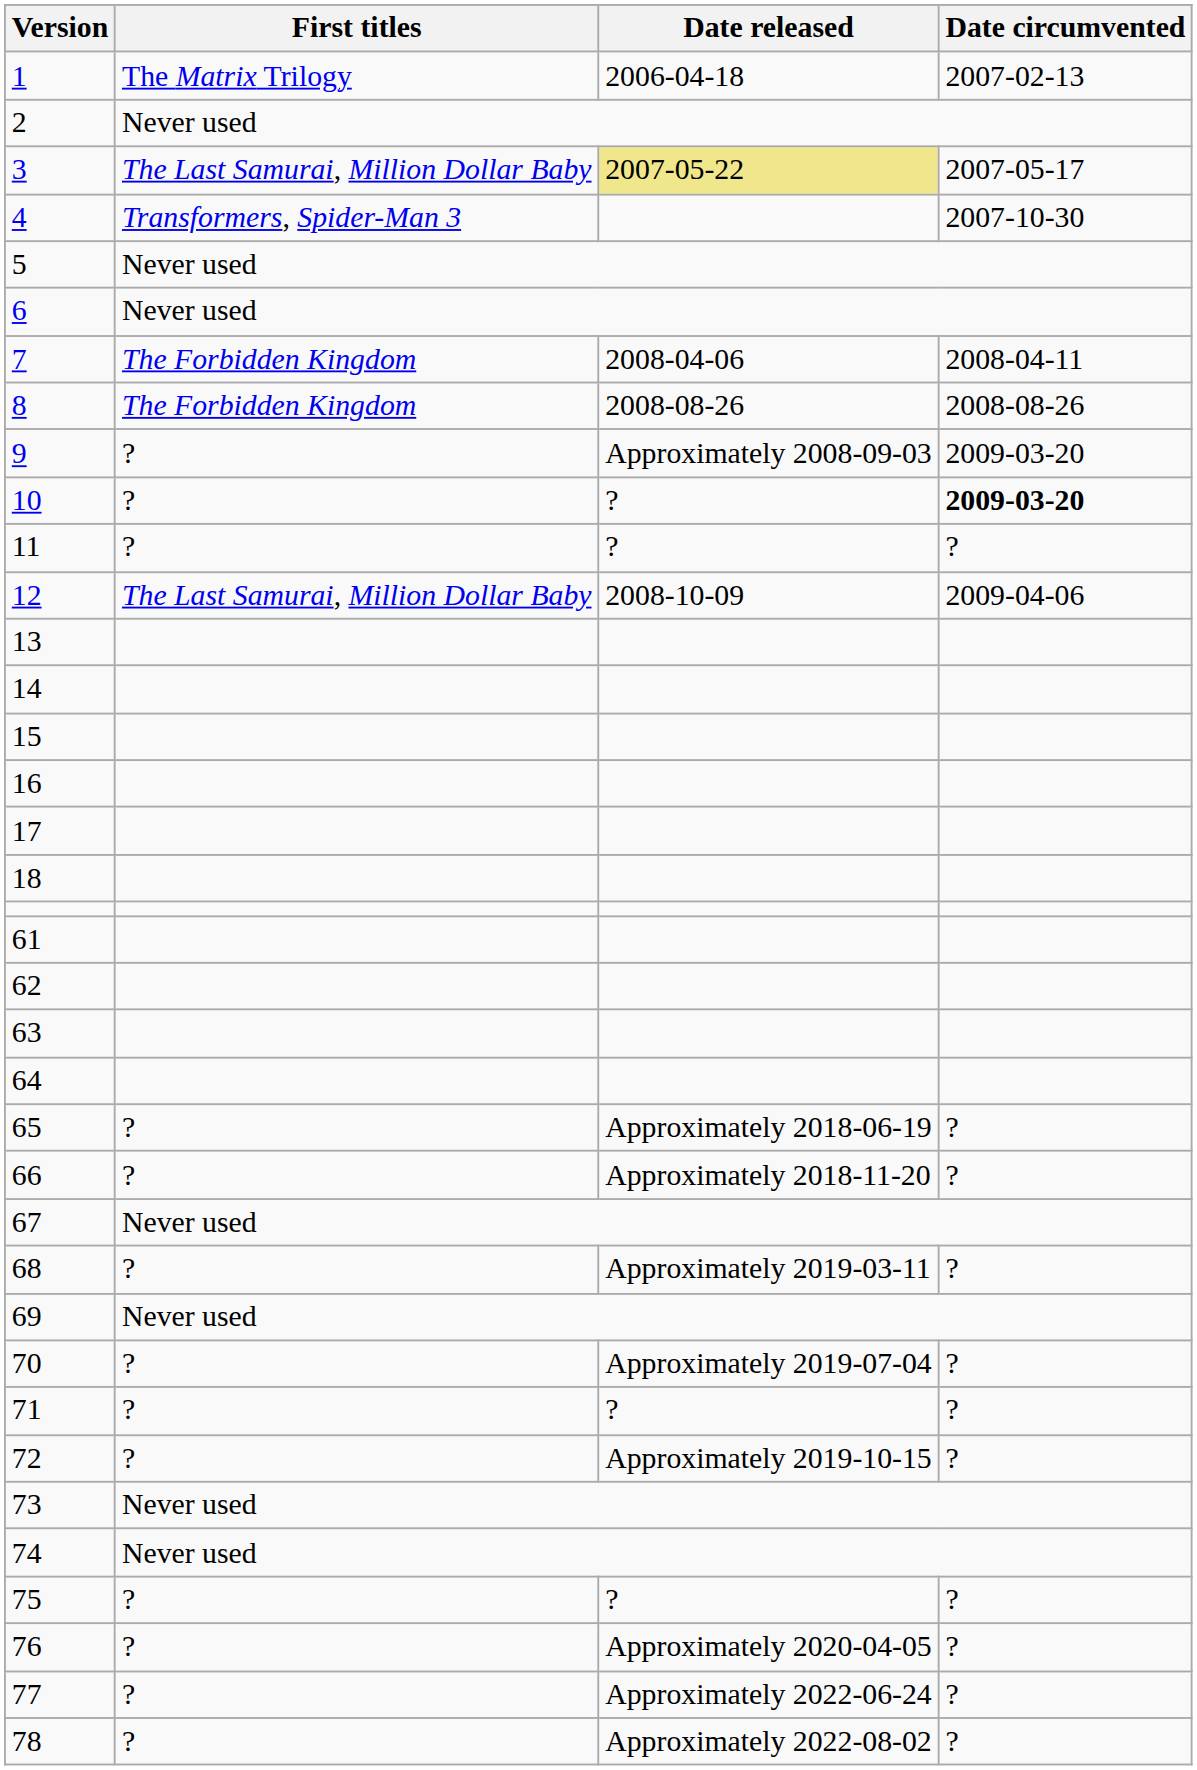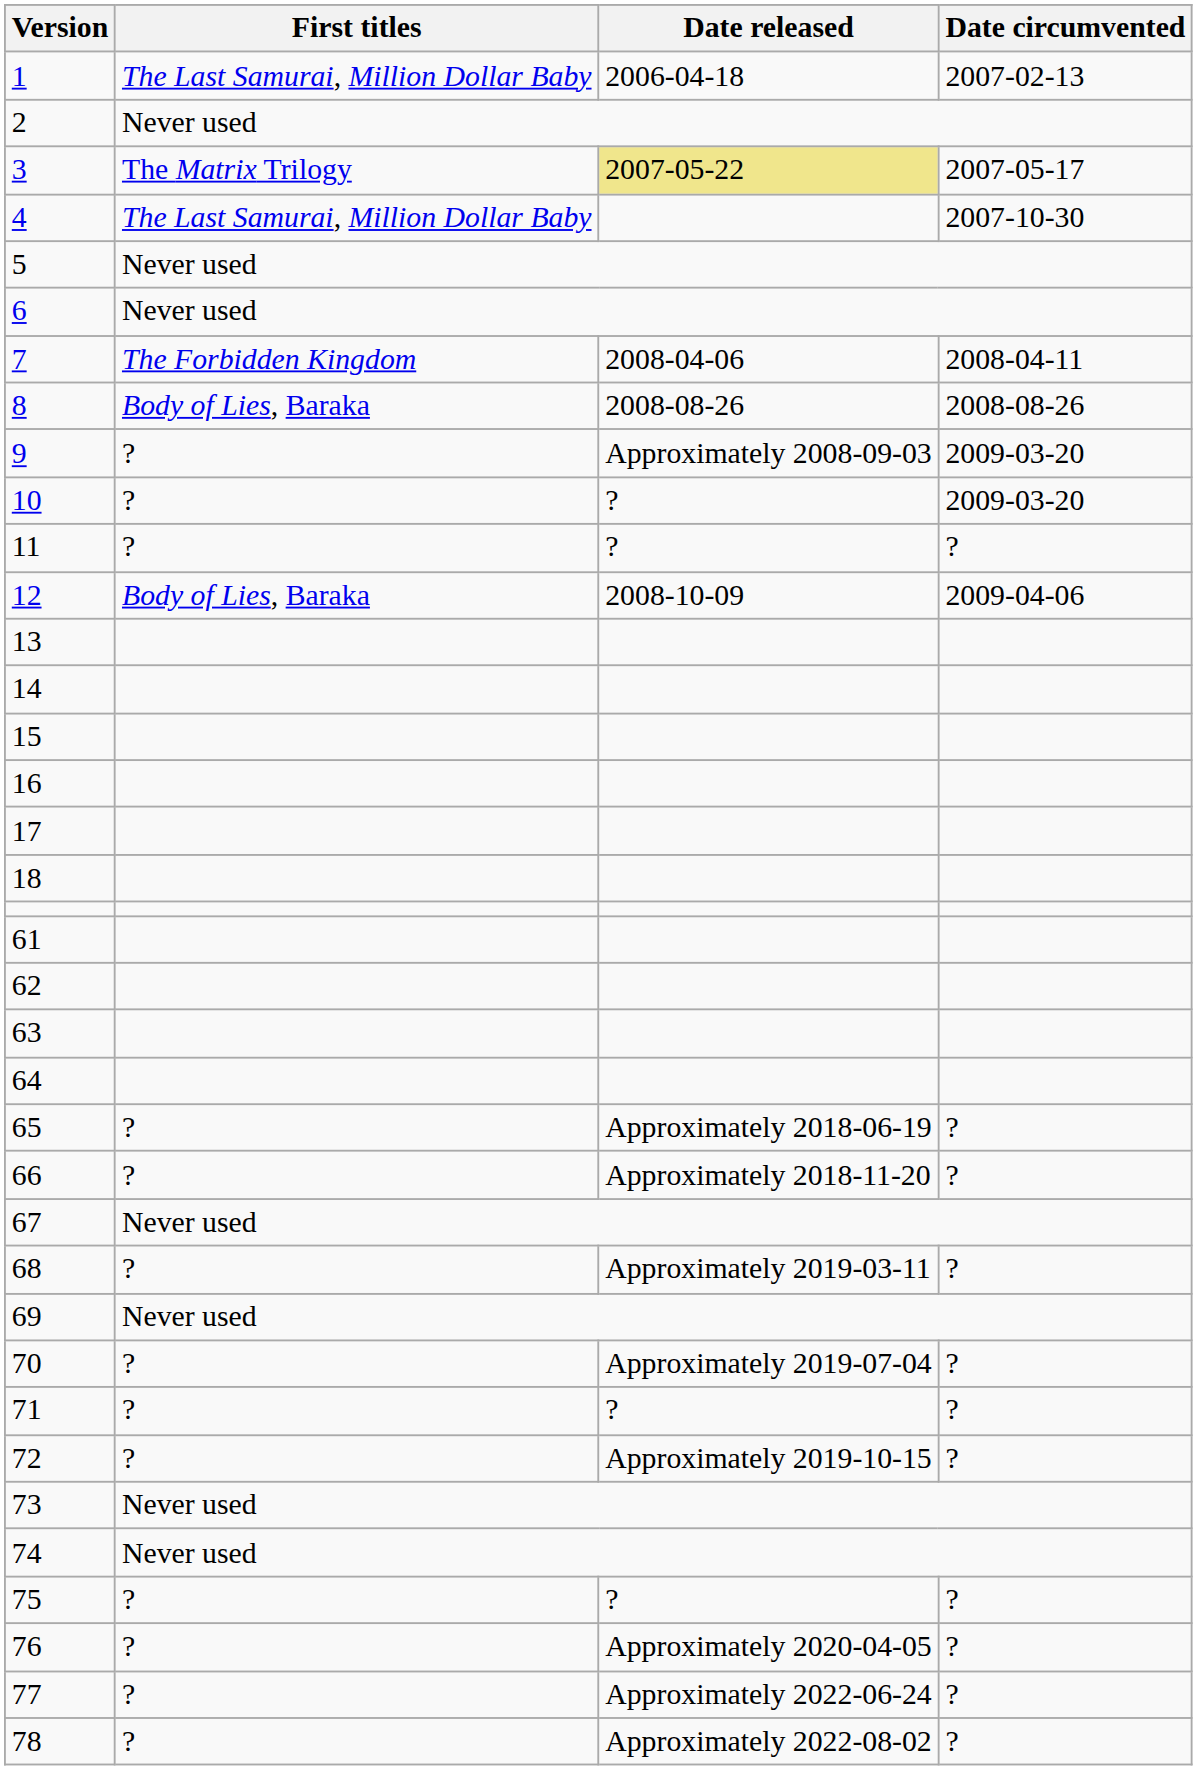(237, 75) The Matrix Trilogy -> (357, 75) The Last Samurai, Million Dollar Baby
(357, 169) The Last Samurai, Million Dollar Baby -> (237, 169) The Matrix Trilogy
(292, 216) Transformers, Spider-Man 3 -> (357, 216) The Last Samurai, Million Dollar Baby
(269, 405) The Forbidden Kingdom -> (246, 405) Body of Lies, Baraka
(1015, 500) bold -> (1015, 500) normal
(357, 594) The Last Samurai, Million Dollar Baby -> (246, 594) Body of Lies, Baraka
